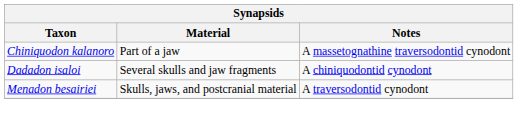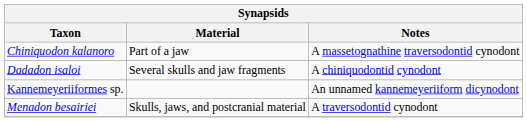+ row: (65, 88)
